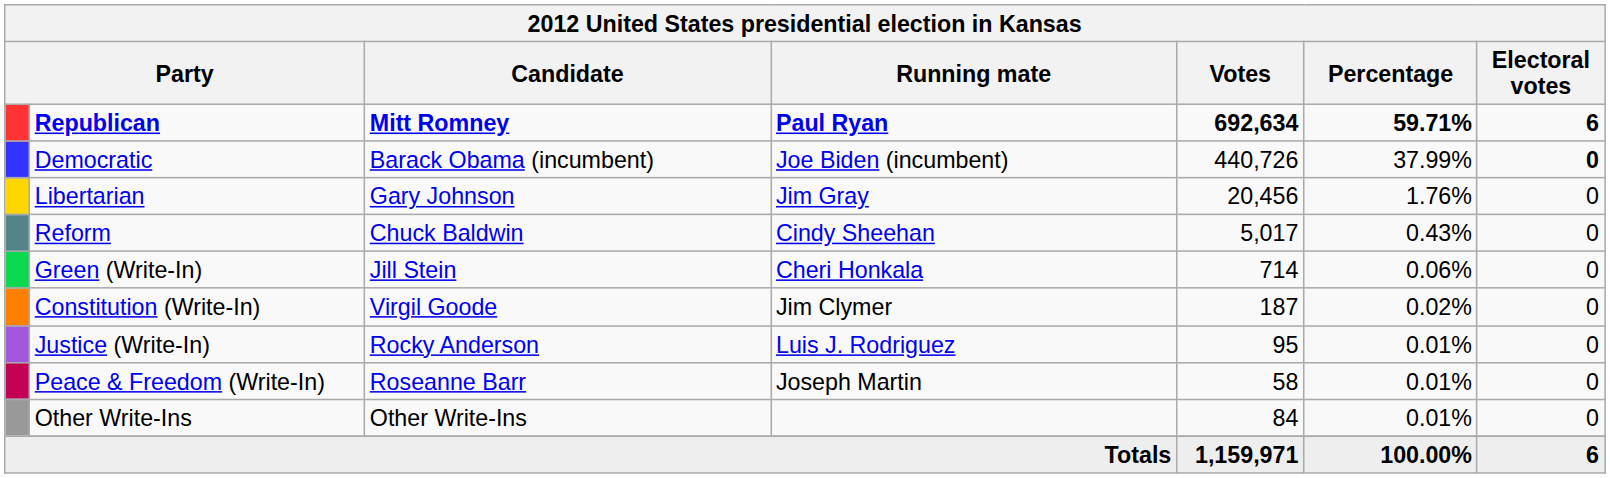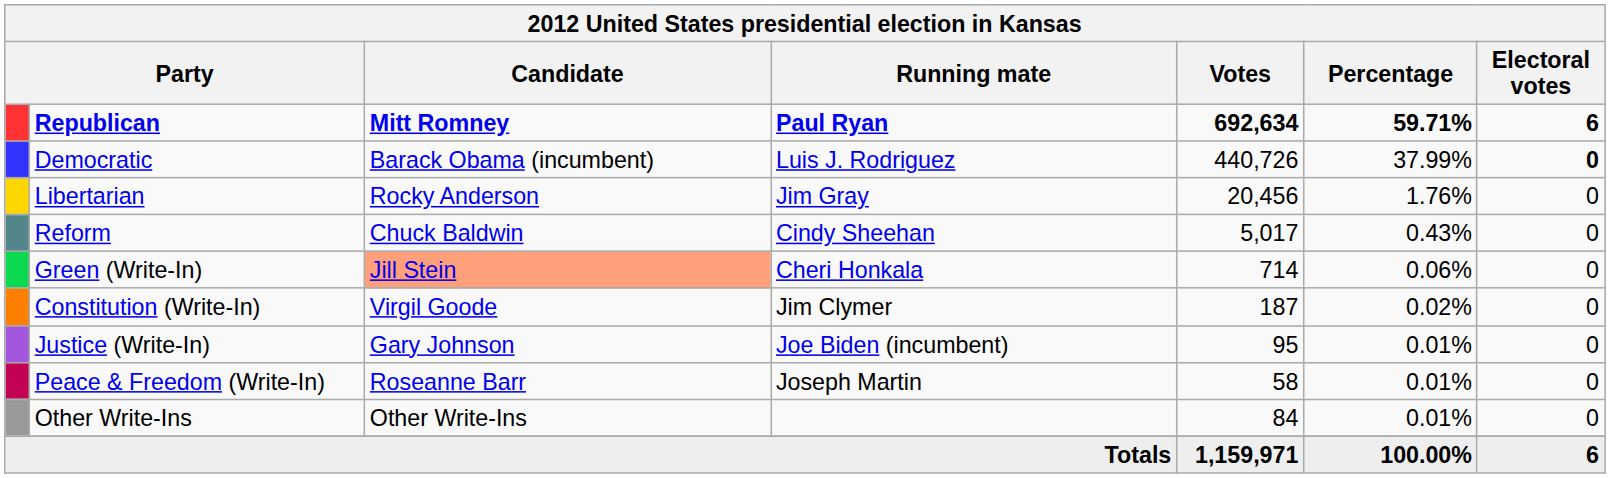(892, 160) Joe Biden (incumbent) -> (866, 160) Luis J. Rodriguez
(442, 197) Gary Johnson -> (454, 197) Rocky Anderson
(413, 270) no background -> (413, 270) lightsalmon background
(454, 344) Rocky Anderson -> (442, 344) Gary Johnson
(866, 344) Luis J. Rodriguez -> (892, 344) Joe Biden (incumbent)
